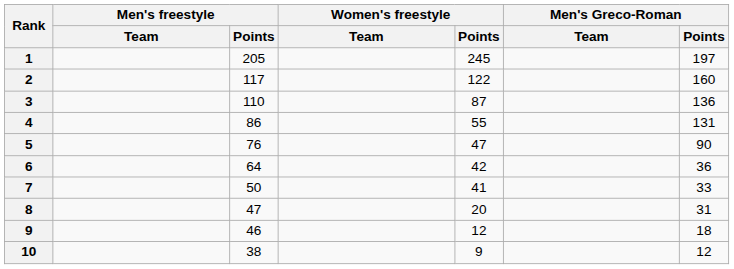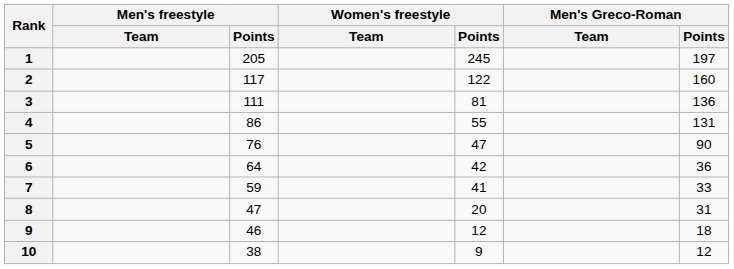(254, 101) 110 -> (254, 101) 111
(479, 101) 87 -> (479, 101) 81
(254, 187) 50 -> (254, 187) 59
